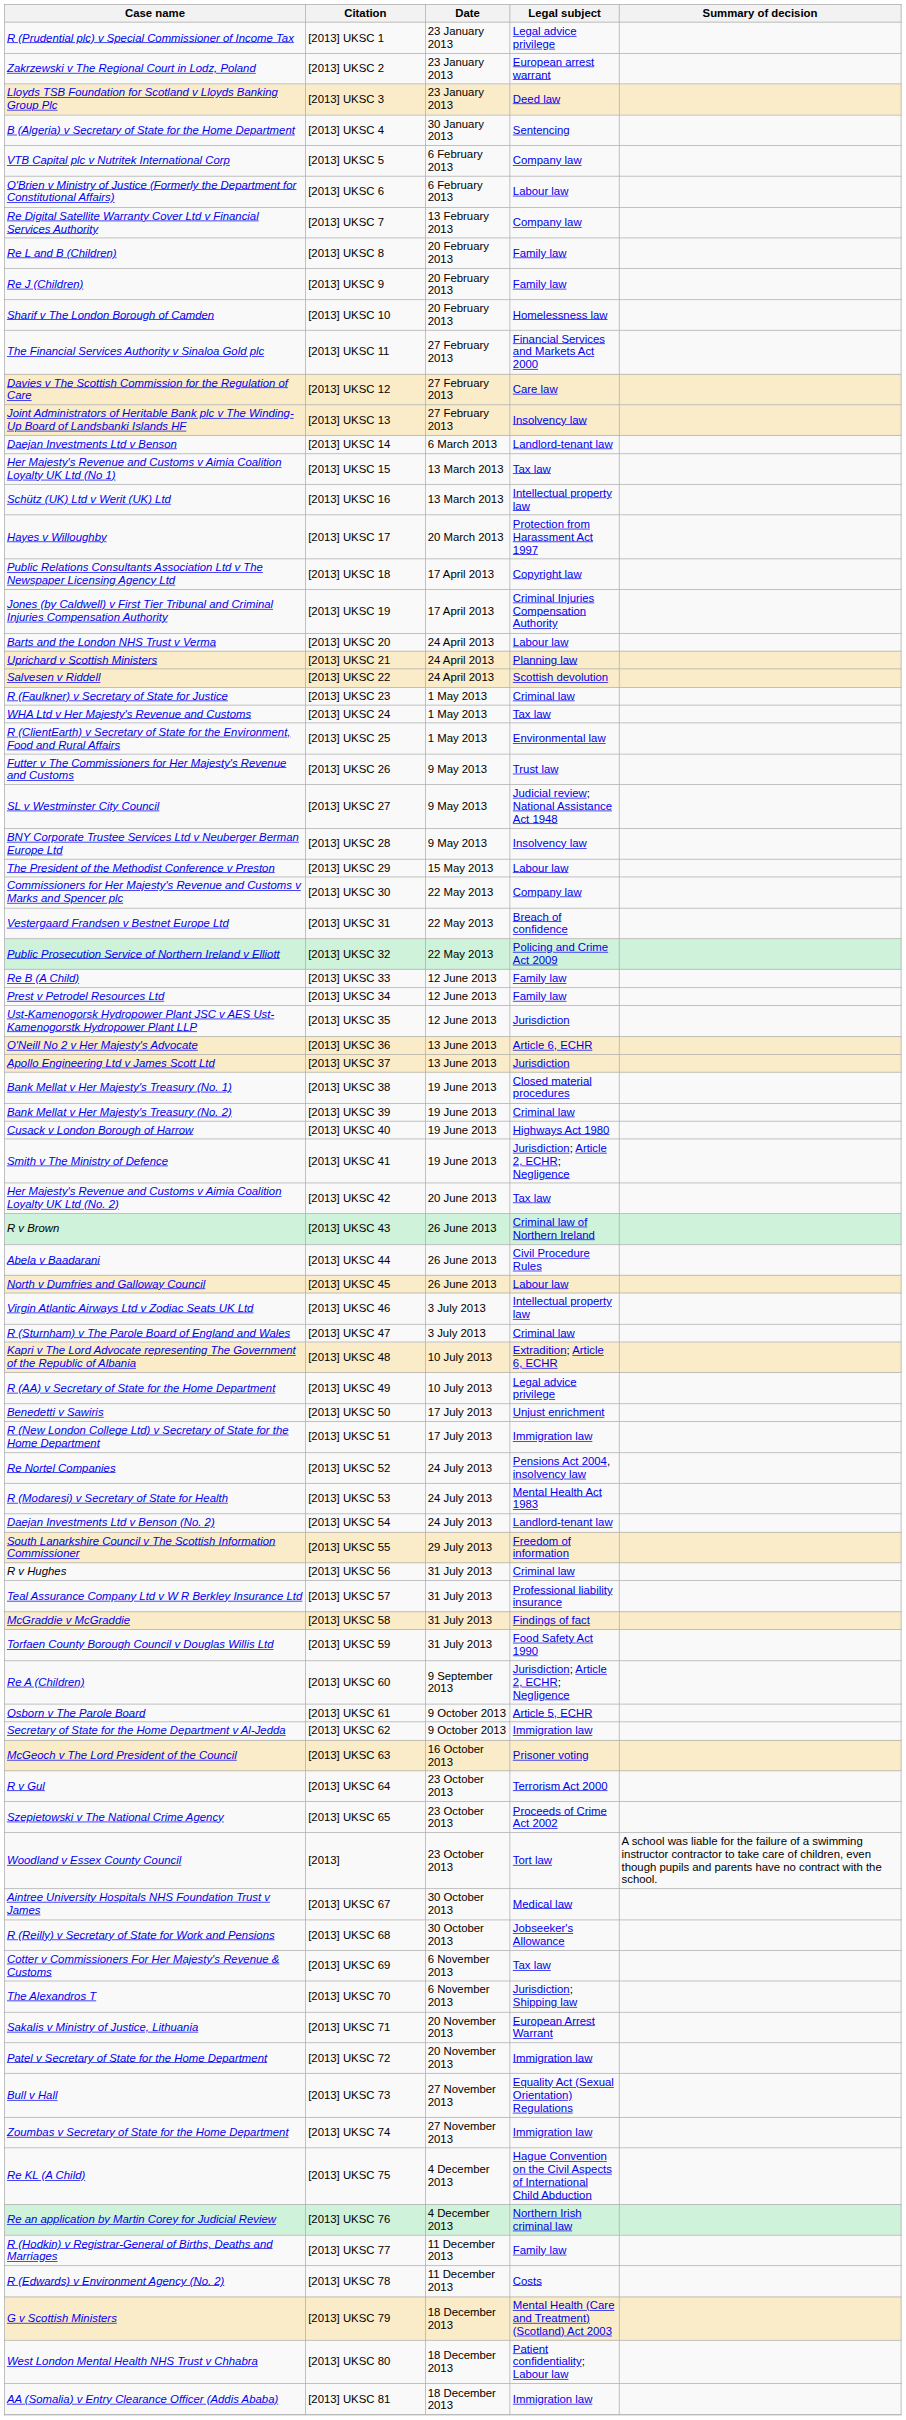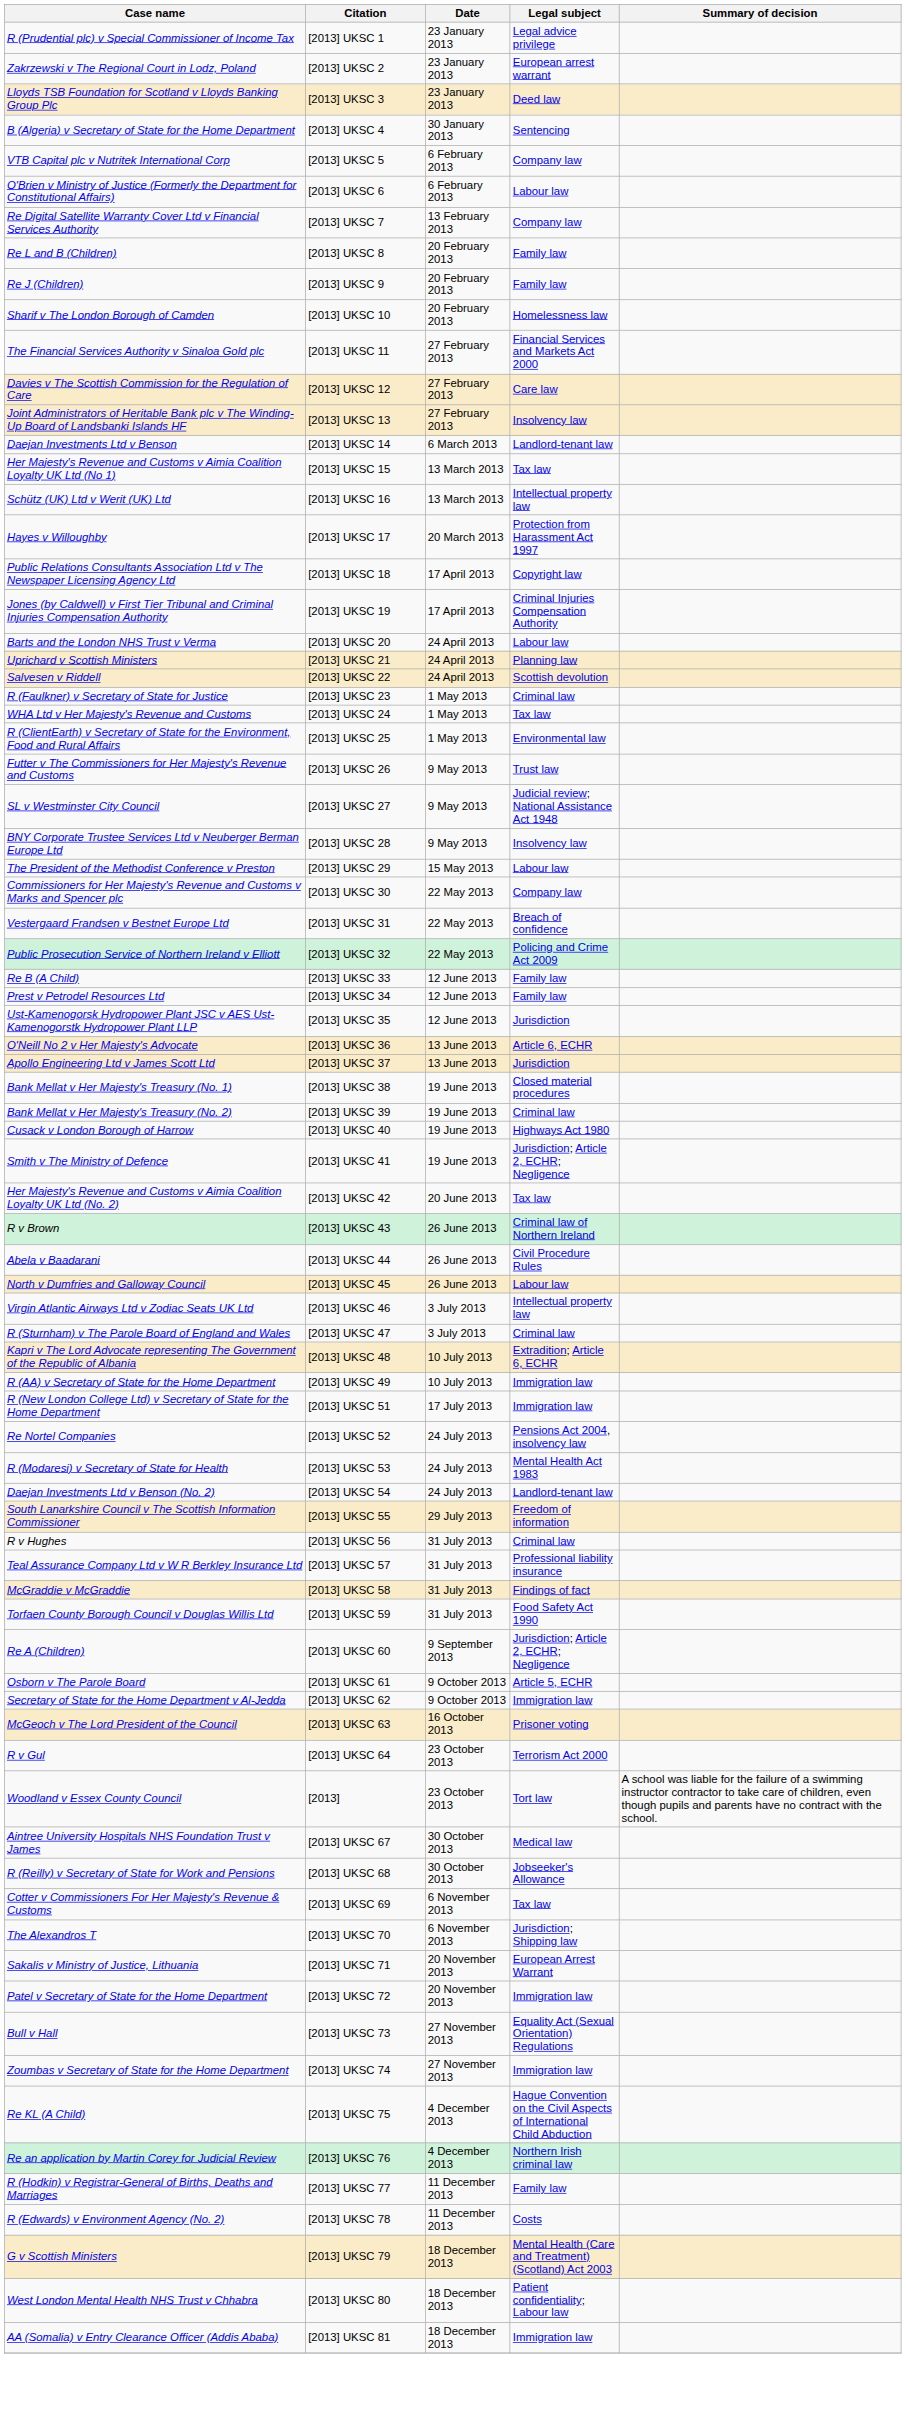(545, 1388) Legal advice privilege -> (553, 1381) Immigration law
- row: (55, 1412)
- row: (115, 1817)
